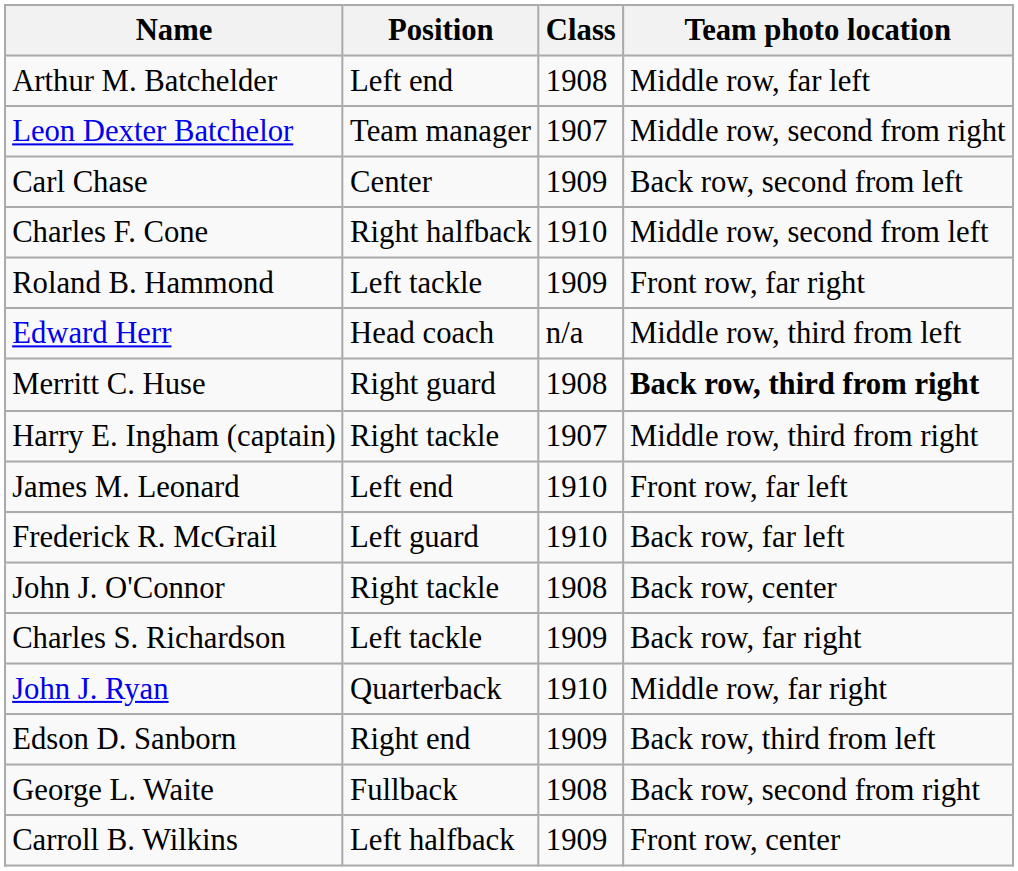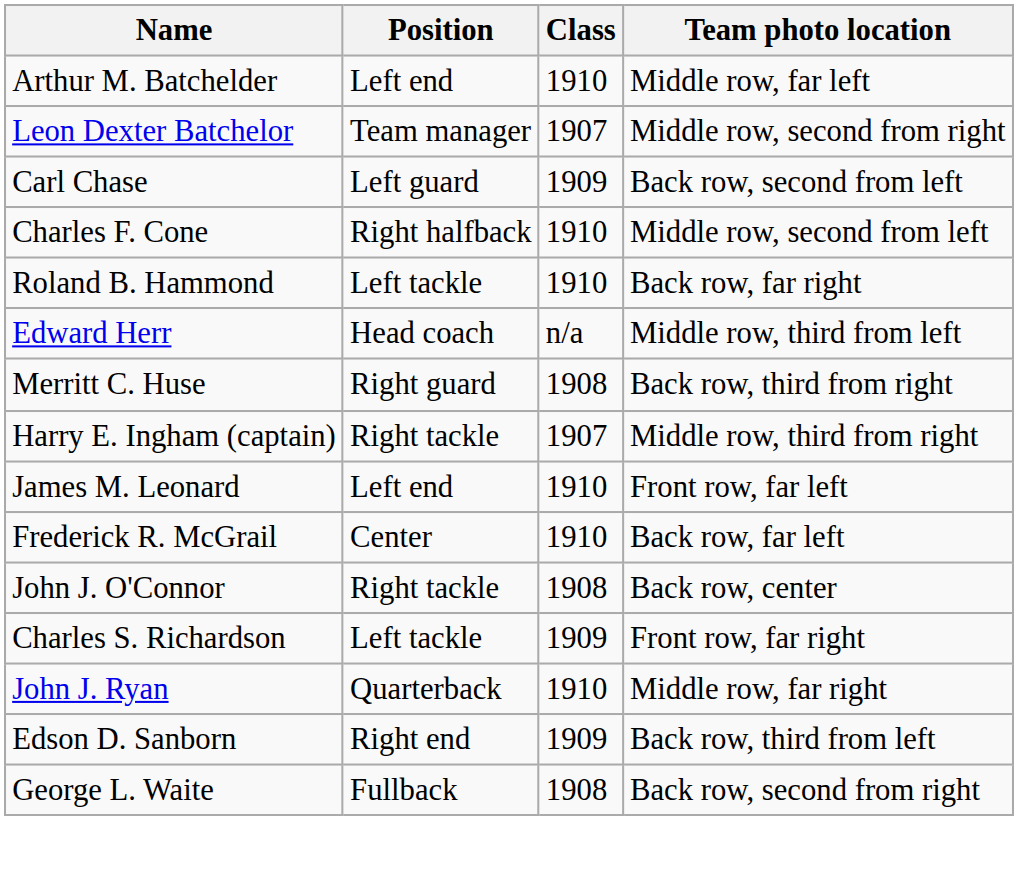(577, 80) 1908 -> (577, 80) 1910
(391, 181) Center -> (414, 181) Left guard
(577, 283) 1909 -> (577, 283) 1910
(747, 283) Front row, far right -> (746, 283) Back row, far right
(805, 384) bold -> (791, 384) normal
(414, 536) Left guard -> (391, 536) Center
(746, 637) Back row, far right -> (747, 637) Front row, far right
- row: (125, 840)
